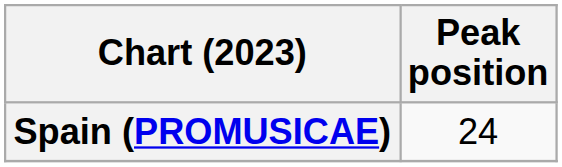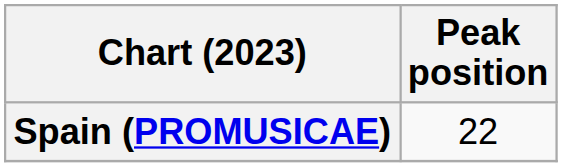(478, 131) 24 -> (478, 131) 22
